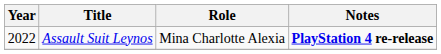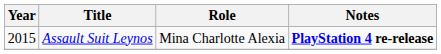(22, 37) 2022 -> (22, 37) 2015
